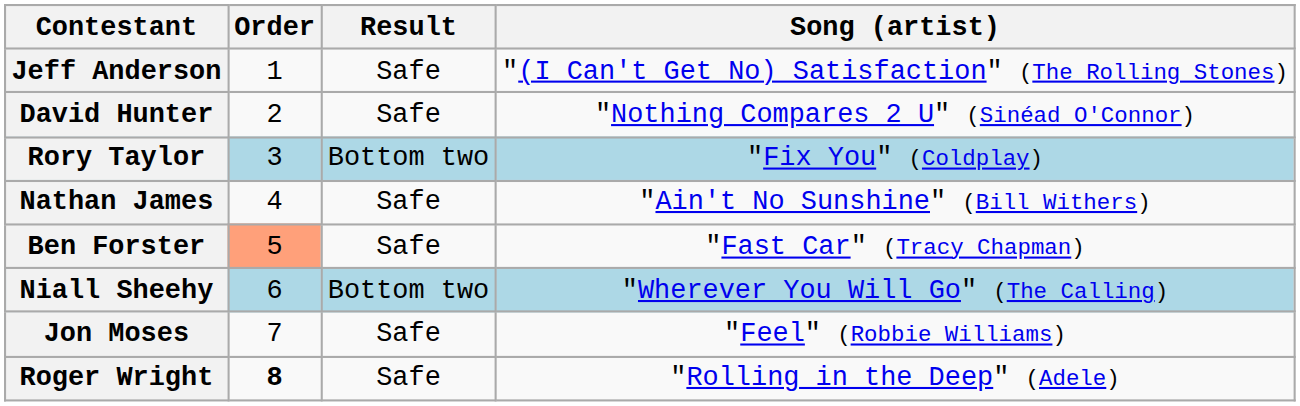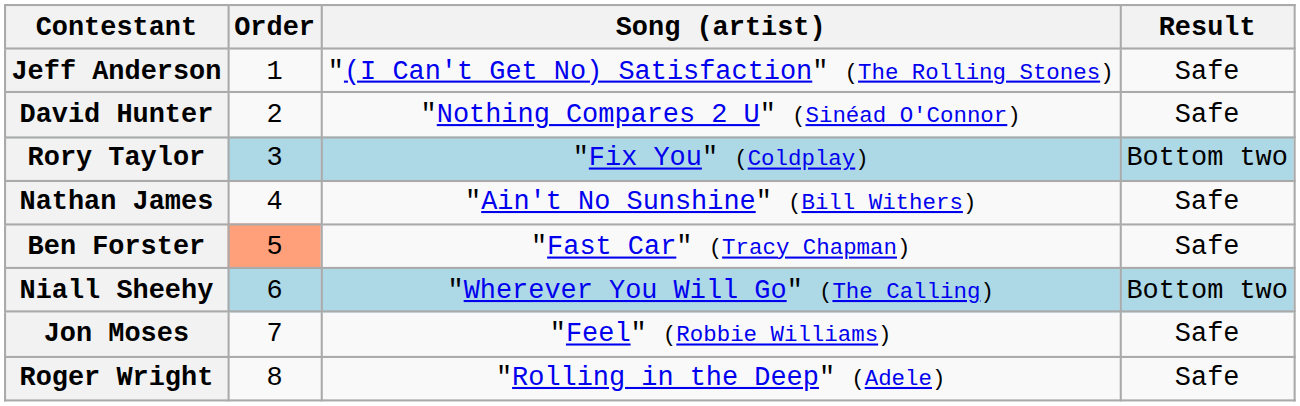columns swapped: (895, 27) <-> (408, 27)
(275, 378) bold -> (275, 378) normal
